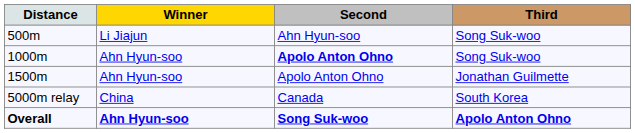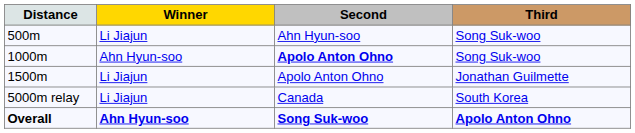(141, 77) Ahn Hyun-soo -> (123, 77) Li Jiajun
(117, 97) China -> (123, 97) Li Jiajun
